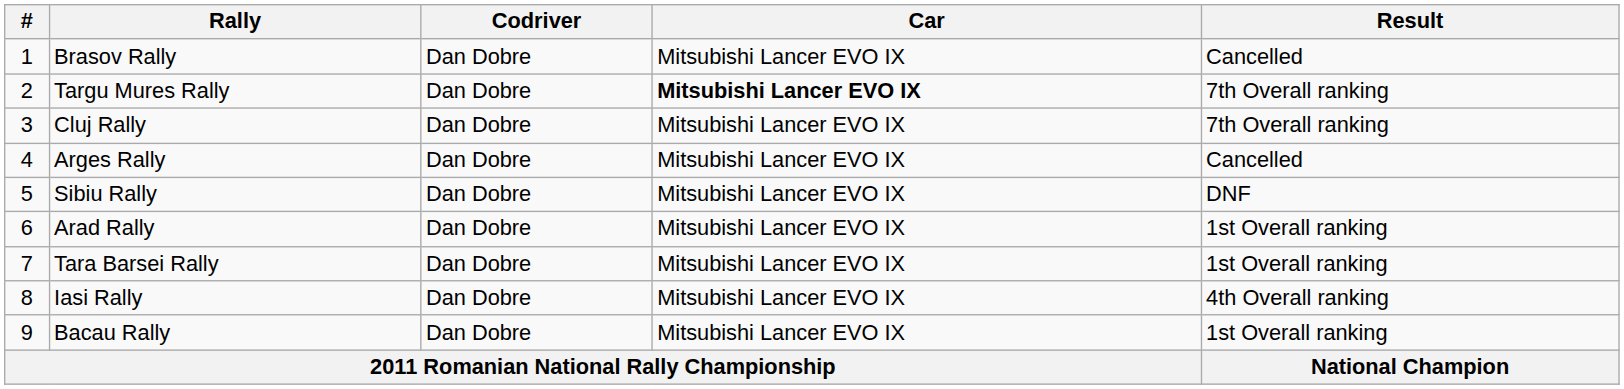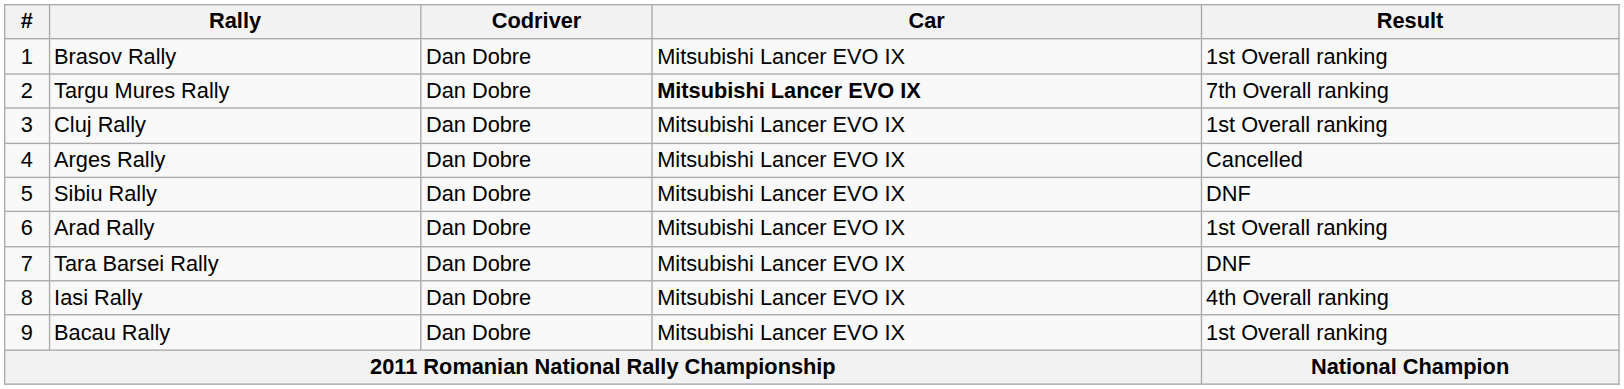(1254, 56) Cancelled -> (1297, 56) 1st Overall ranking
(1297, 125) 7th Overall ranking -> (1297, 125) 1st Overall ranking
(1297, 263) 1st Overall ranking -> (1228, 263) DNF
